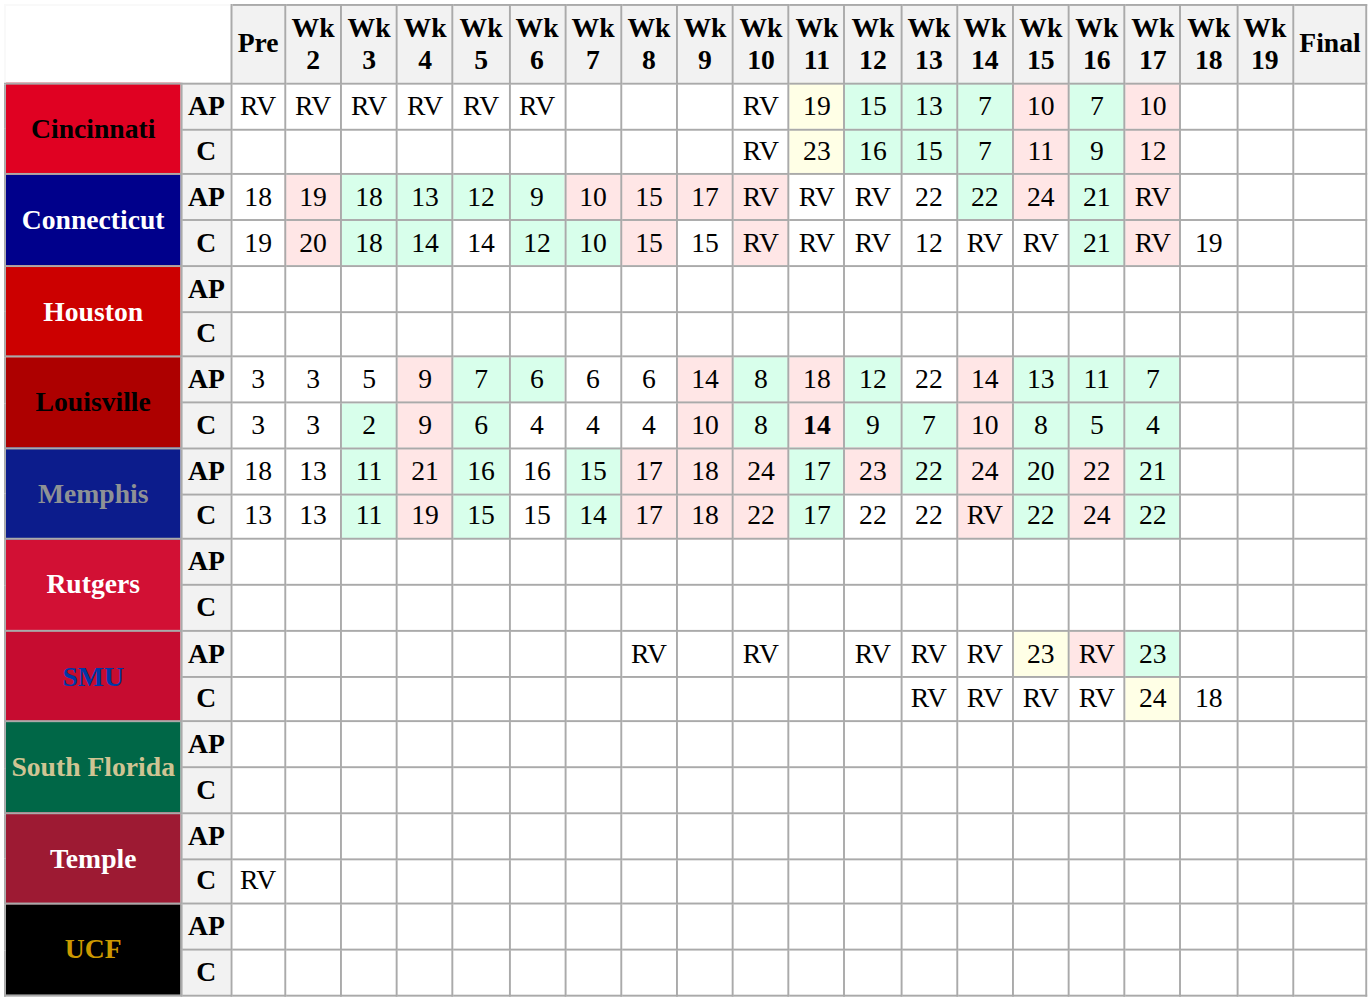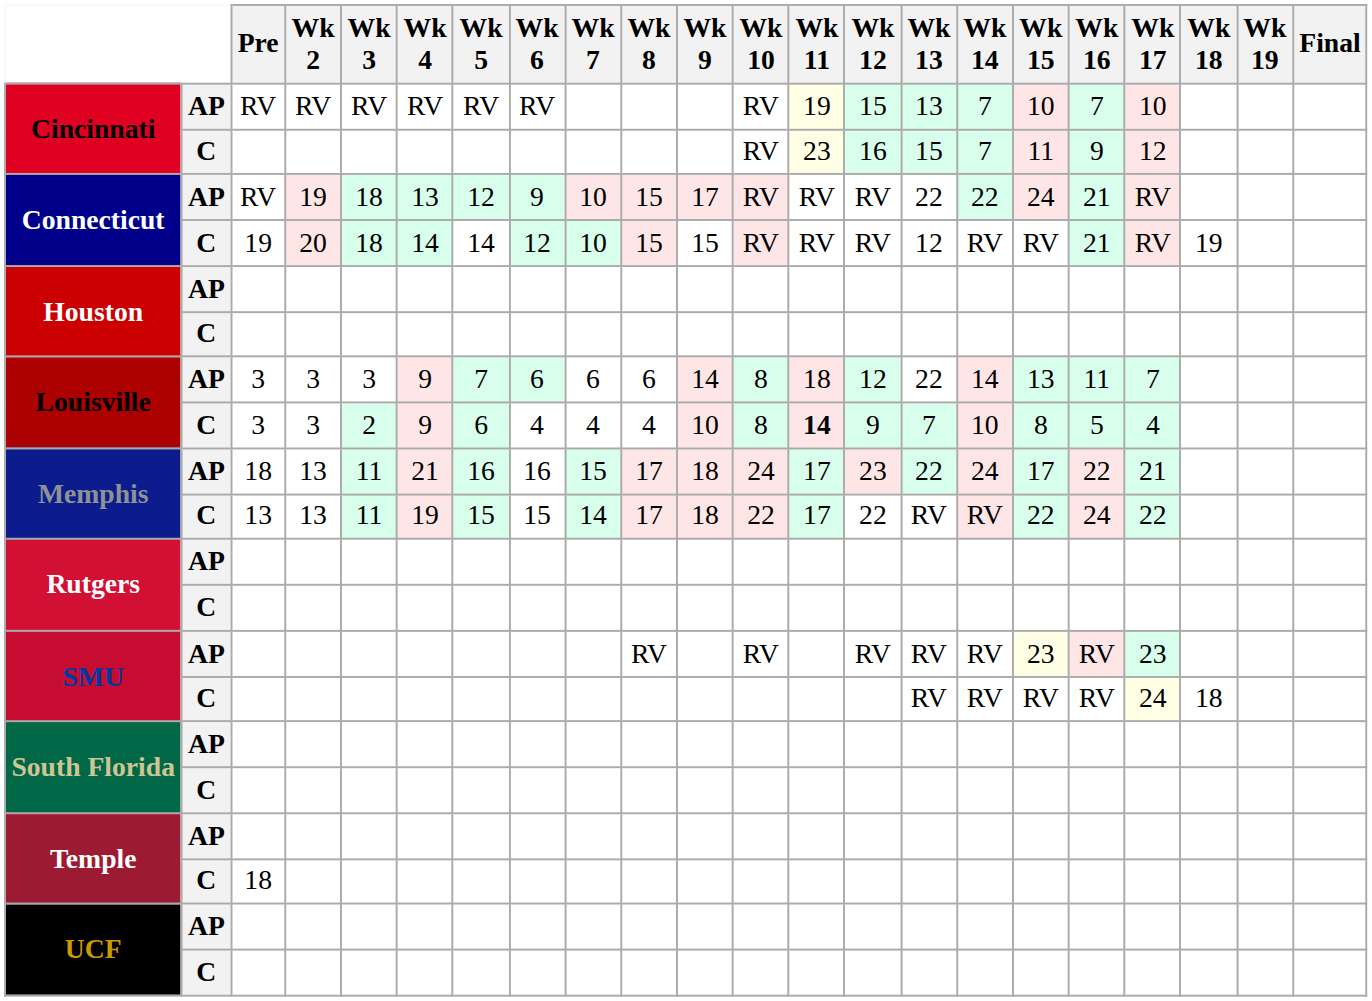(258, 197) 18 -> (258, 197) RV
(369, 379) 5 -> (369, 379) 3
(1041, 470) 20 -> (1041, 470) 17
(929, 516) 22 -> (929, 516) RV
(258, 881) RV -> (258, 881) 18
